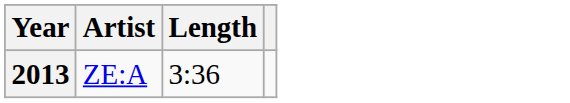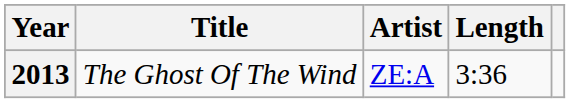+ column: (220, 27)
